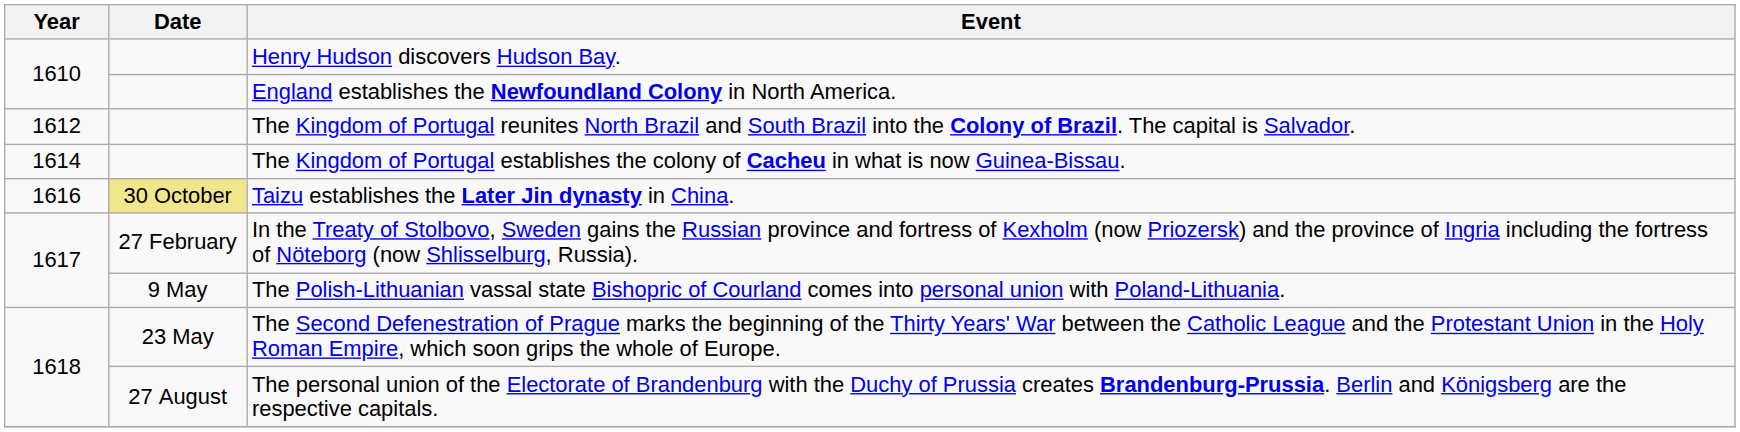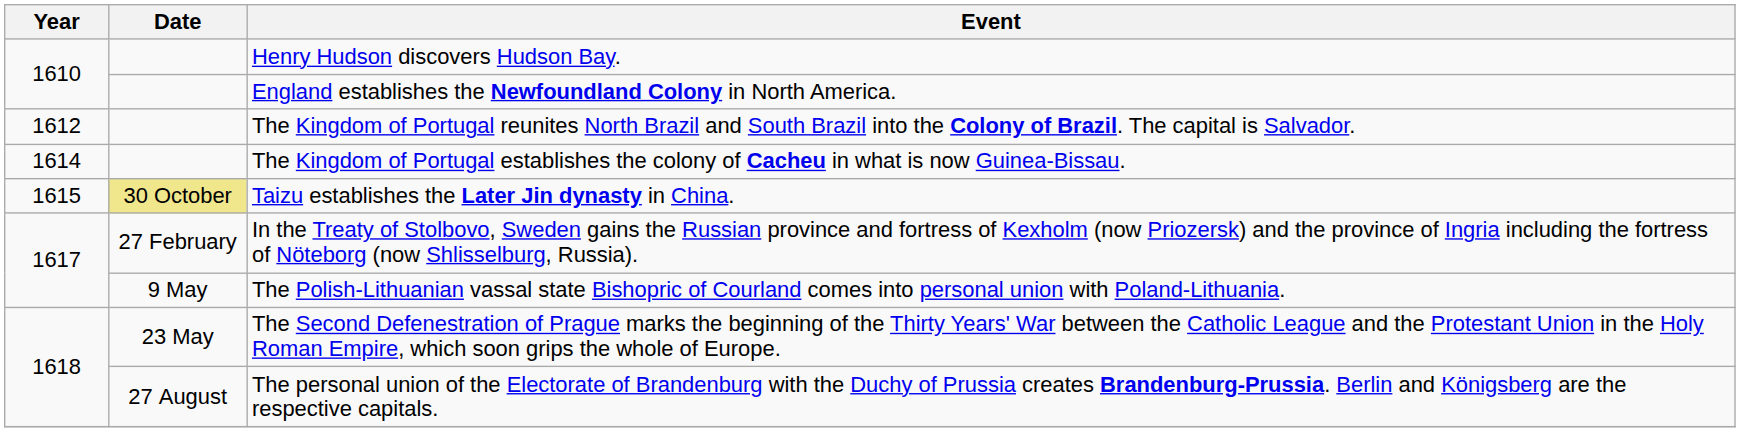(57, 195) 1616 -> (57, 195) 1615
